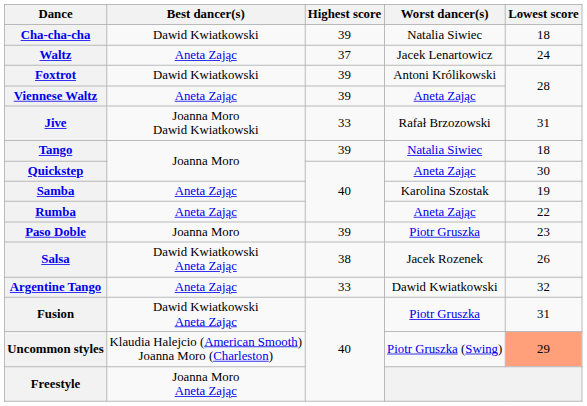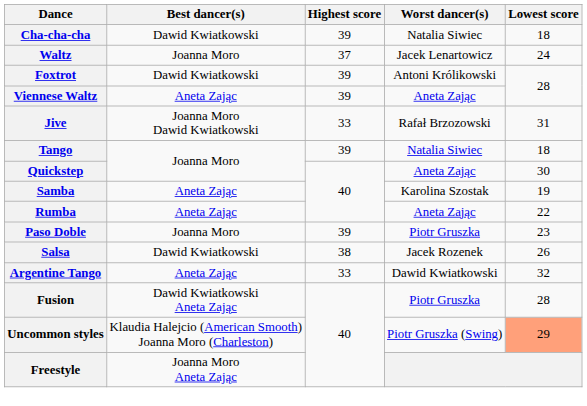(206, 55) Aneta Zając -> (206, 55) Joanna Moro
(206, 259) Dawid Kwiatkowski Aneta Zając -> (206, 252) Dawid Kwiatkowski
(543, 314) 31 -> (543, 300) 28
